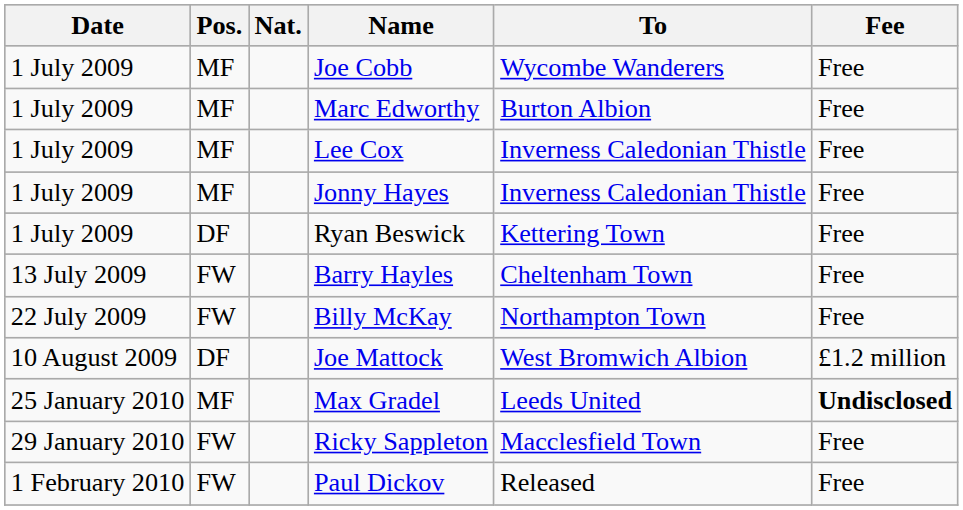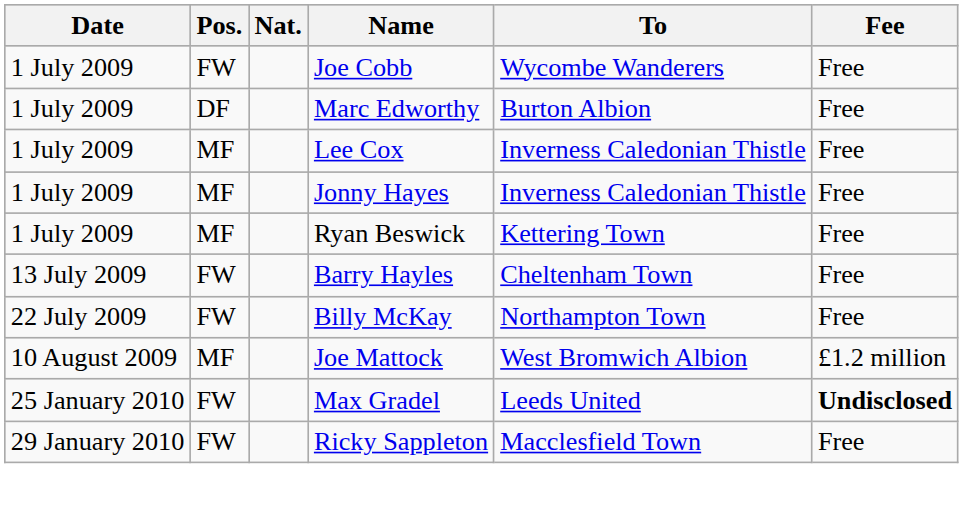(215, 66) MF -> (216, 66) FW
(215, 108) MF -> (213, 108) DF
(213, 233) DF -> (215, 233) MF
(213, 358) DF -> (215, 358) MF
(215, 399) MF -> (216, 399) FW
- row: (379, 483)
